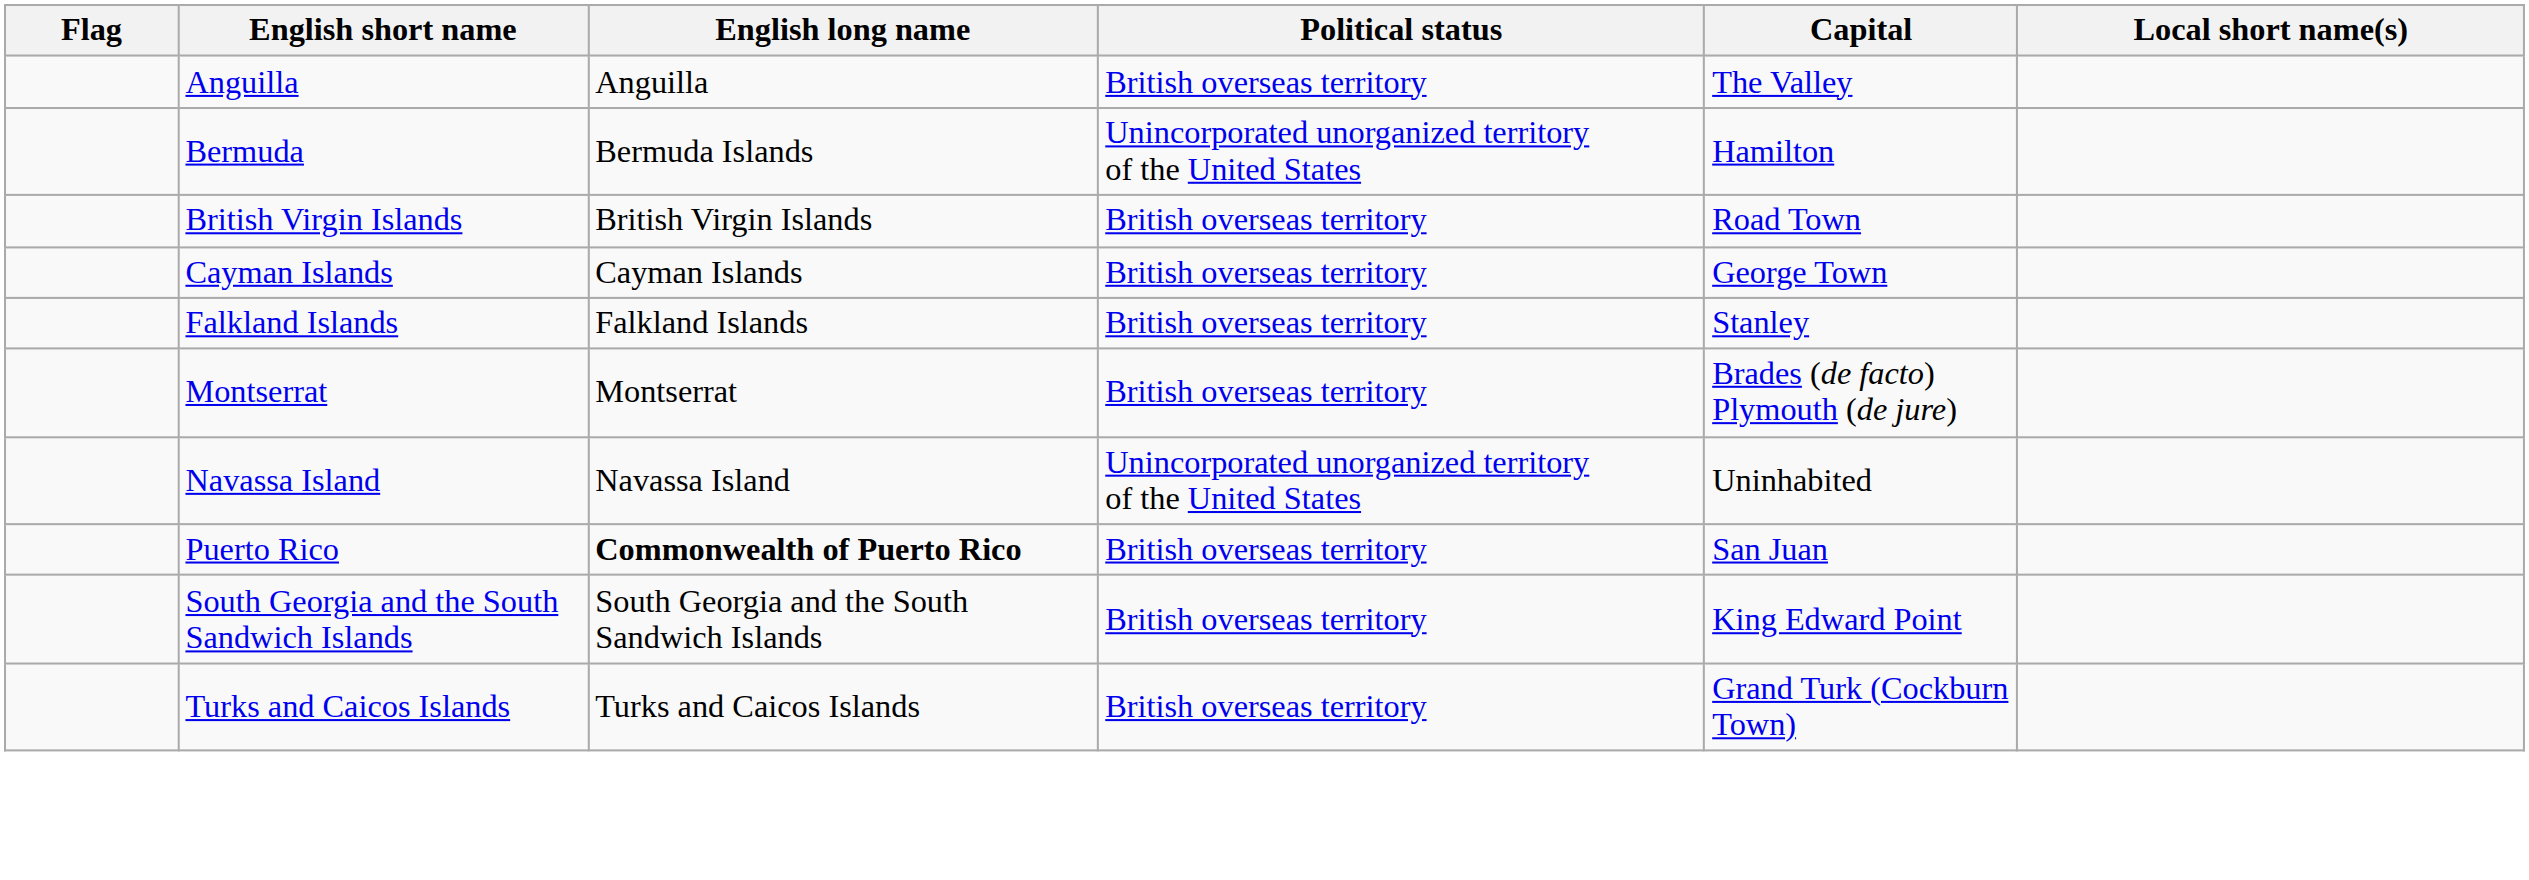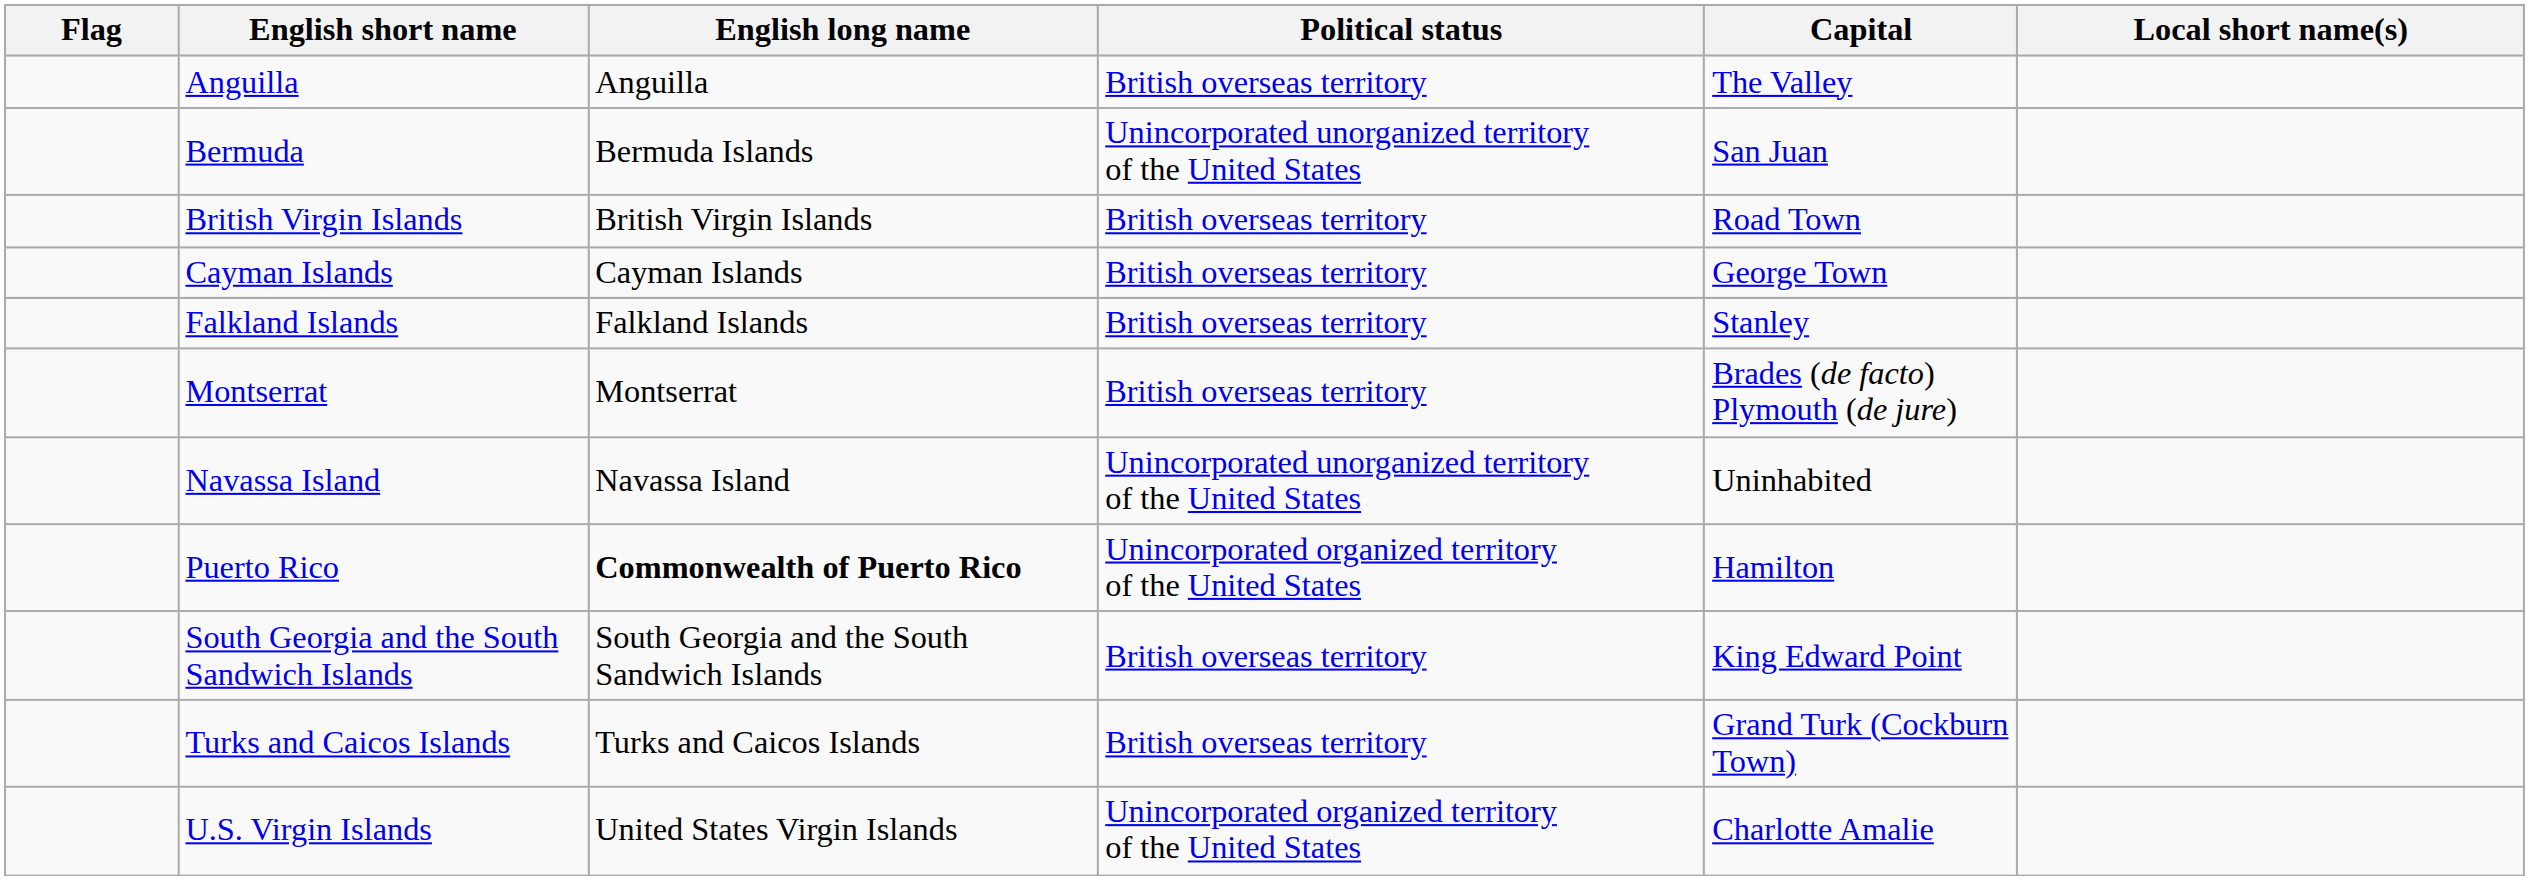(1773, 150) Hamilton -> (1770, 150) San Juan
(1266, 549) British overseas territory -> (1331, 567) Unincorporated organized territory of the United States
(1770, 549) San Juan -> (1773, 567) Hamilton
+ row: (309, 830)
